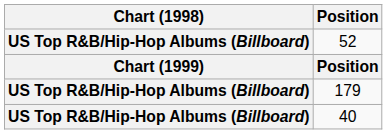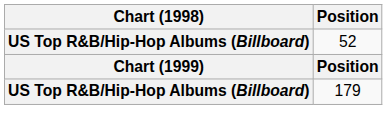- row: (348, 116)
